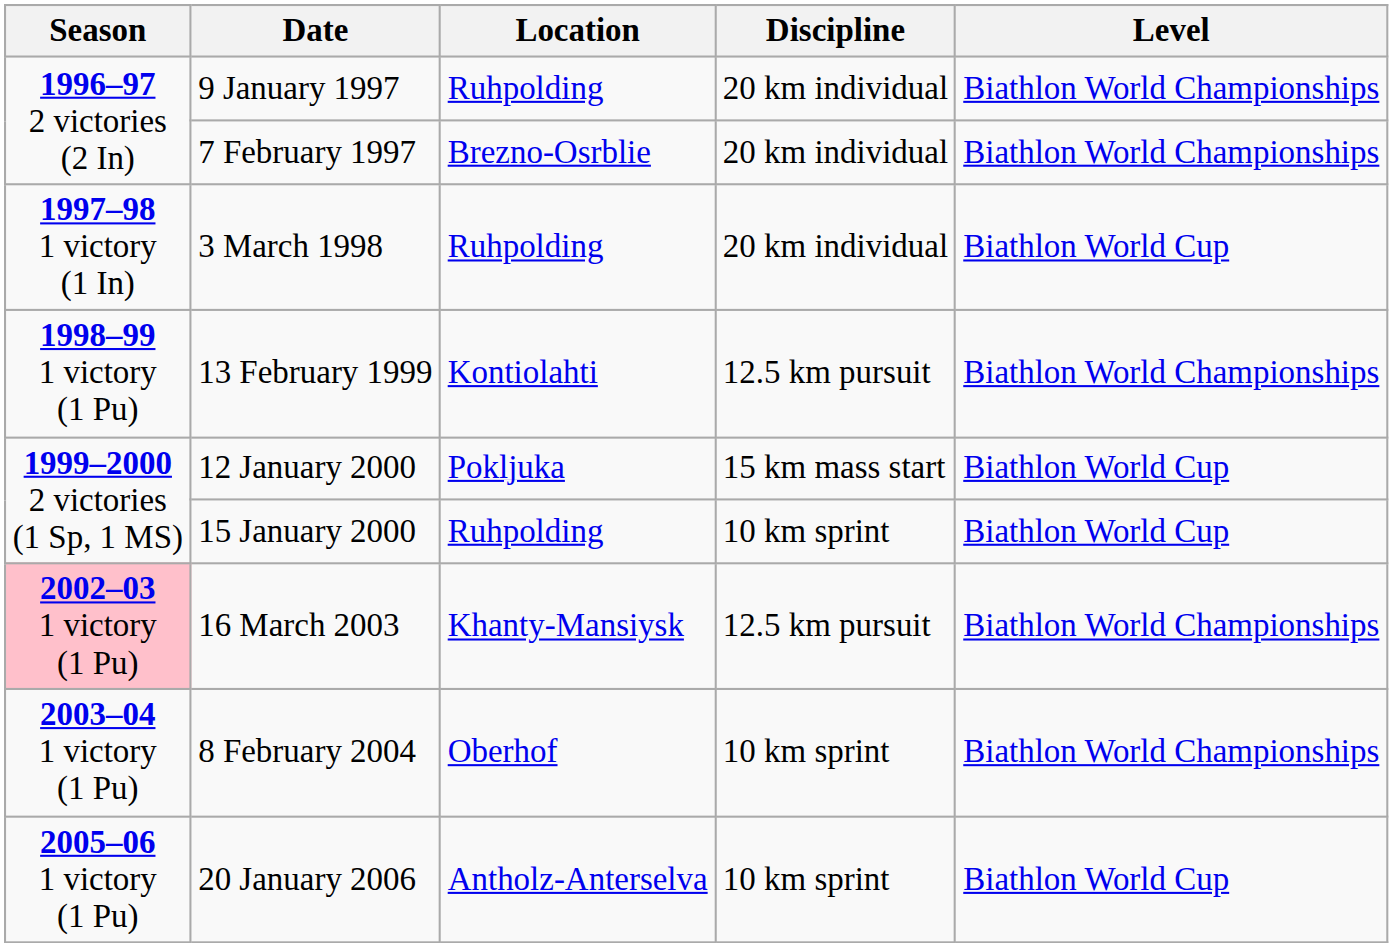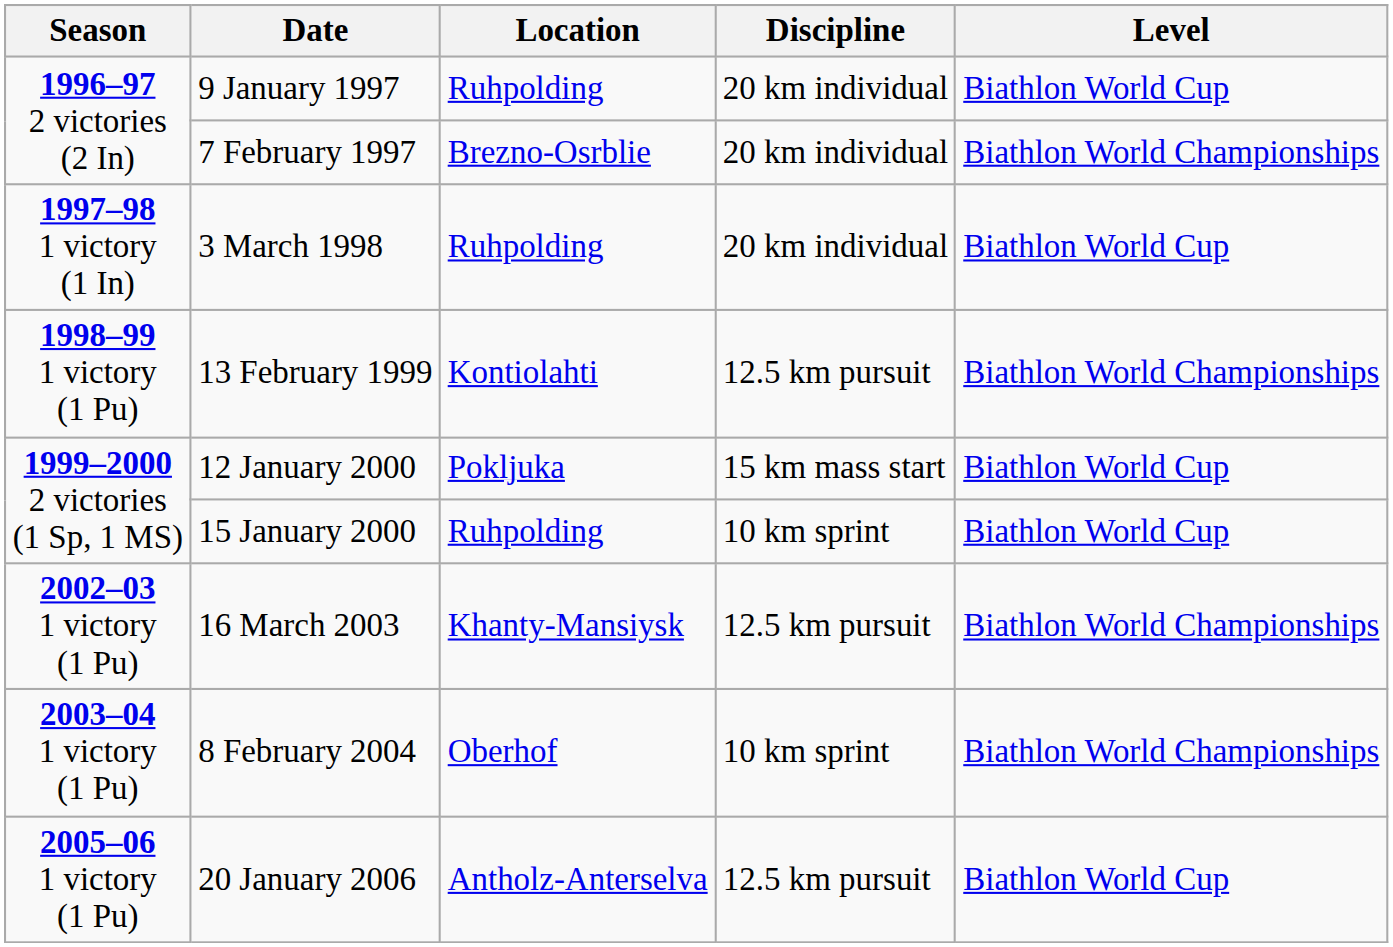(1171, 88) Biathlon World Championships -> (1096, 88) Biathlon World Cup
(98, 625) pink background -> (98, 625) no background
(806, 878) 10 km sprint -> (827, 878) 12.5 km pursuit
